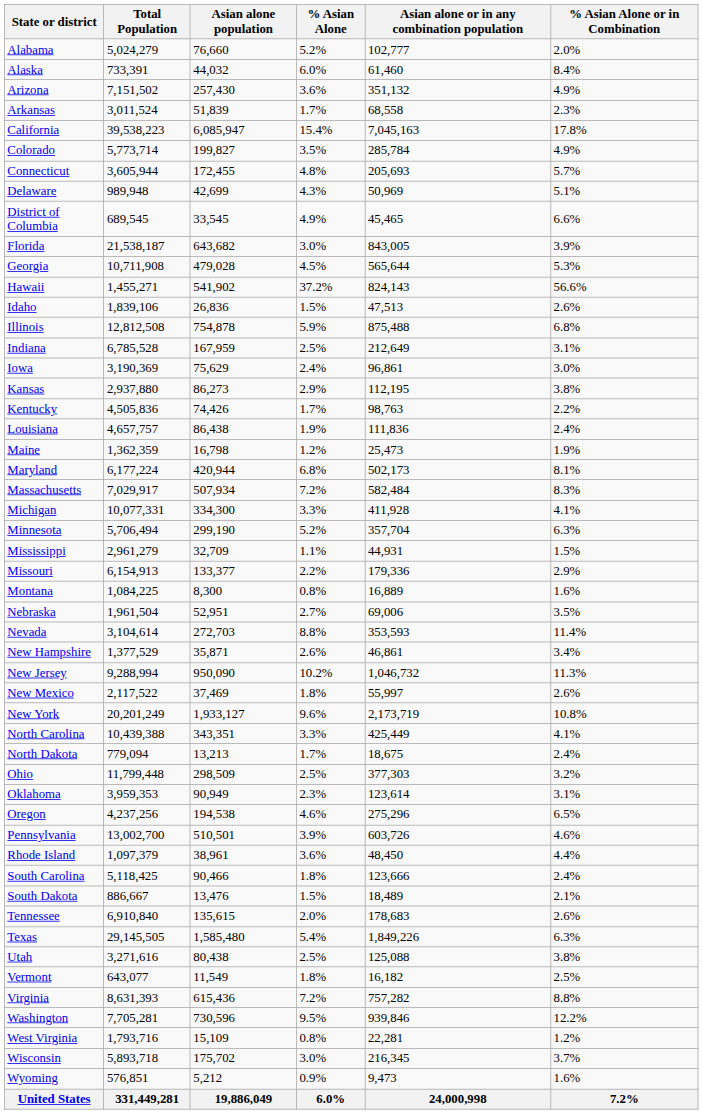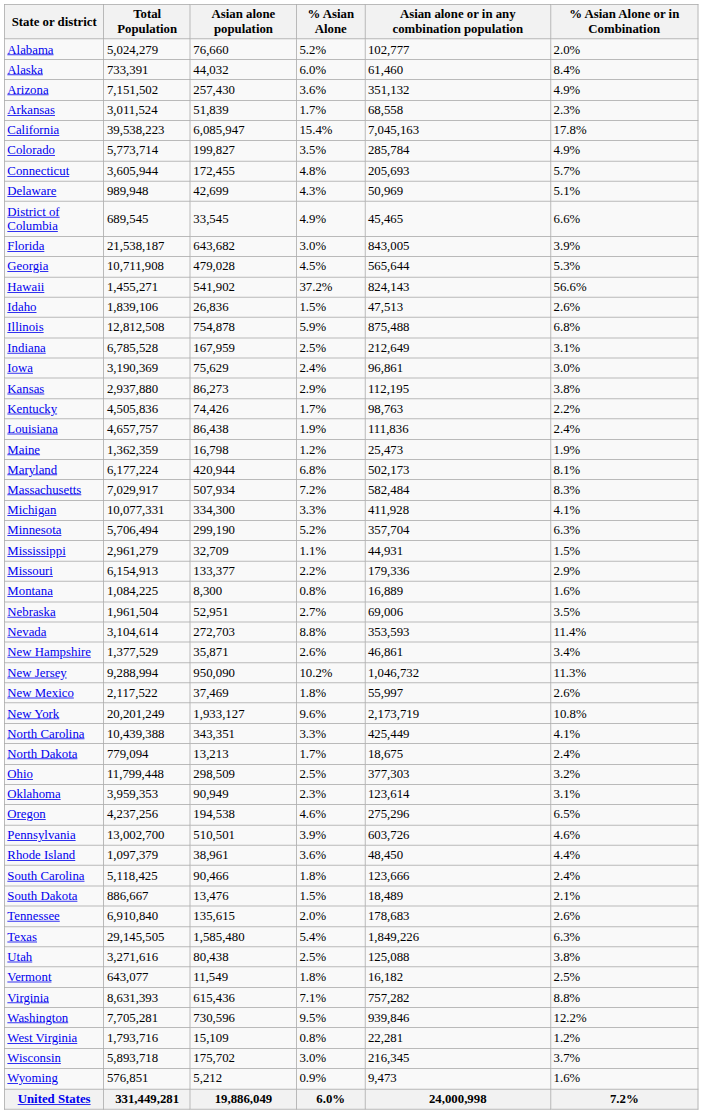(313, 997) 7.2% -> (313, 997) 7.1%
